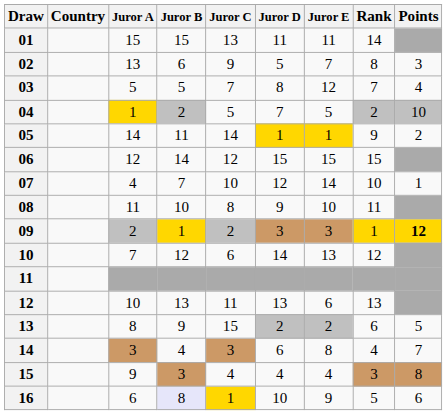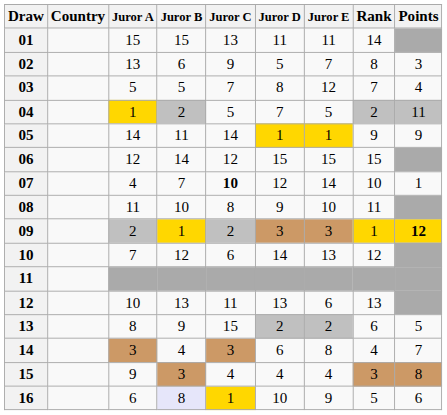(418, 111) 10 -> (418, 111) 11
(418, 135) 2 -> (418, 135) 9
(230, 183) normal -> (230, 183) bold
